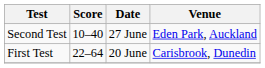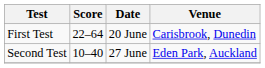rows swapped: (30, 53) <-> (37, 33)
